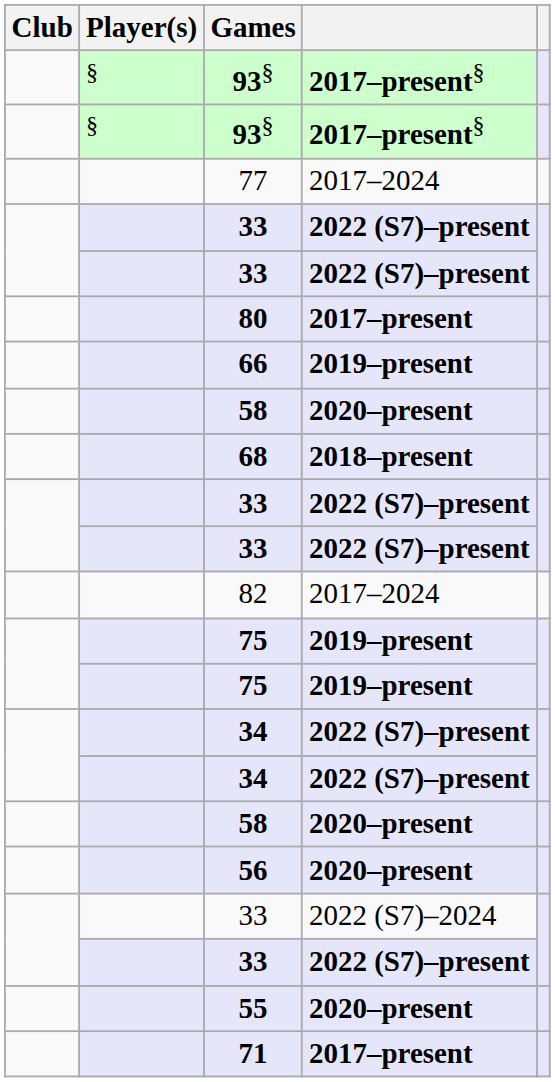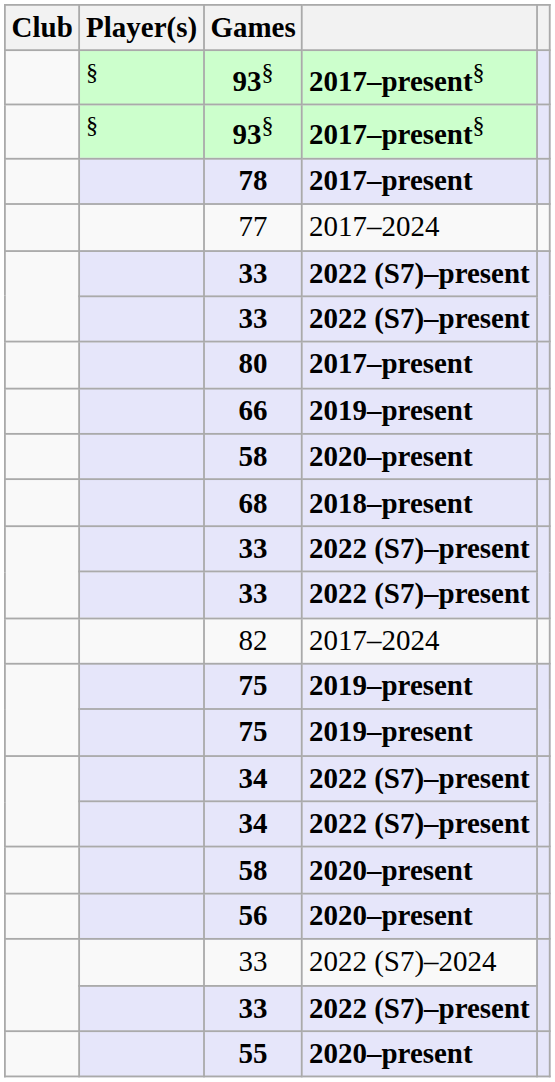+ row: (253, 180)
- row: (253, 1053)
